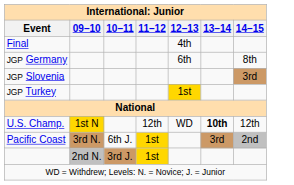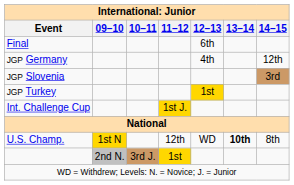(184, 44) 4th -> (207, 44) 6th
(184, 60) 6th -> (207, 60) 4th
(250, 60) 8th -> (273, 60) 12th
+ row: (48, 108)
(250, 124) 12th -> (273, 140) 8th
- row: (36, 140)
